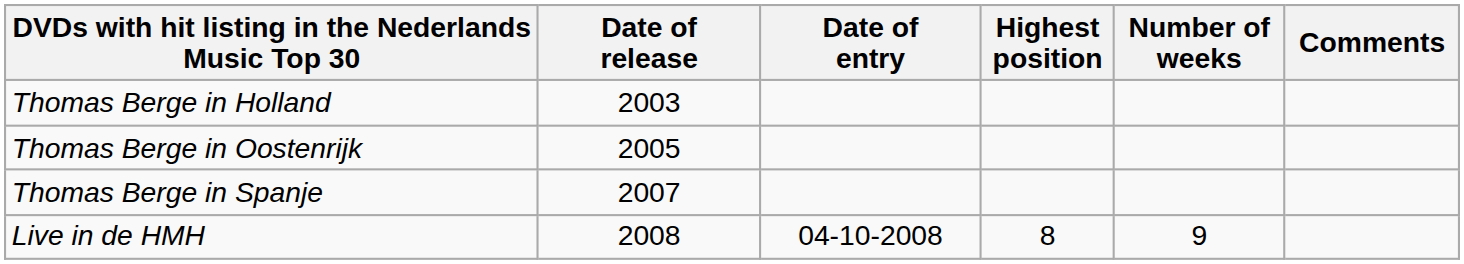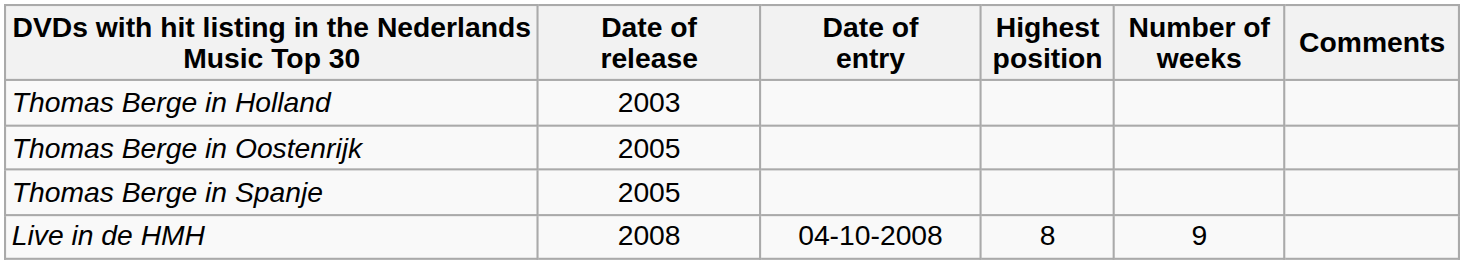(649, 192) 2007 -> (649, 192) 2005
